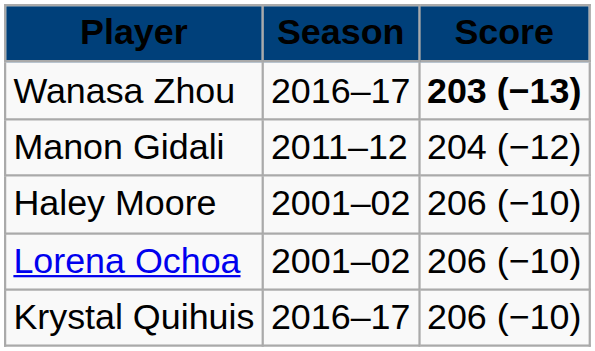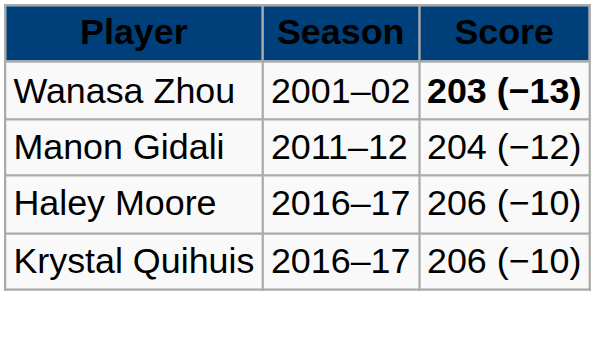(341, 89) 2016–17 -> (341, 89) 2001–02
(341, 203) 2001–02 -> (341, 203) 2016–17
- row: (127, 260)
